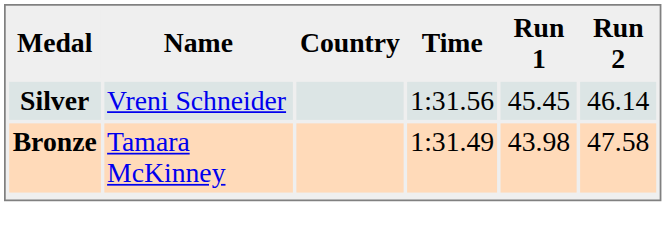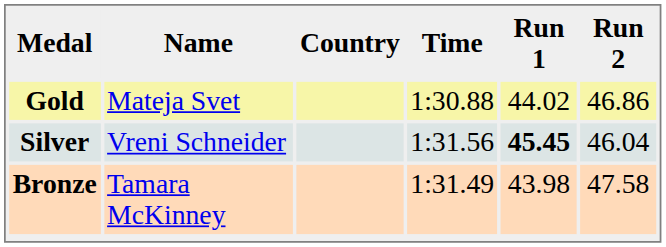+ row: (55, 100)
(539, 100) normal -> (539, 142) bold
(618, 100) 46.14 -> (618, 142) 46.04
